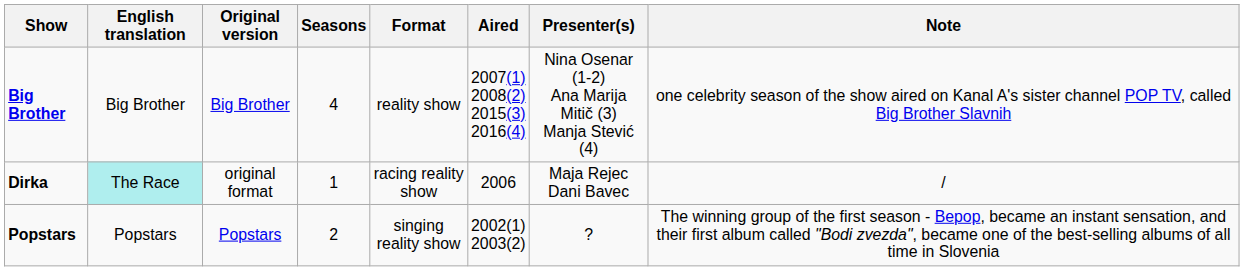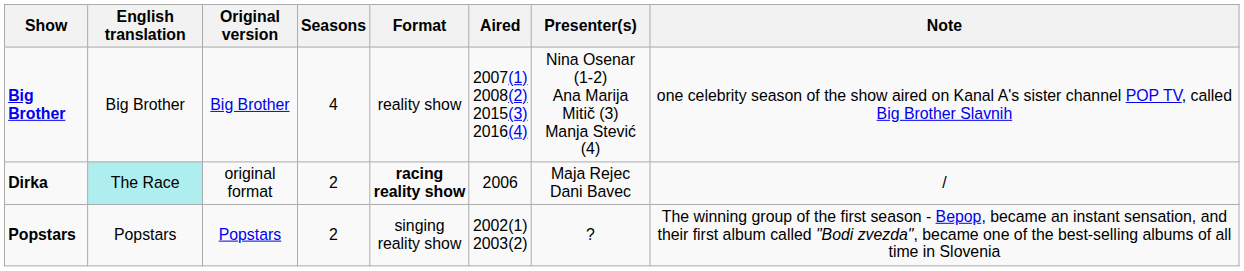(334, 183) 1 -> (334, 183) 2
(419, 183) normal -> (420, 183) bold
